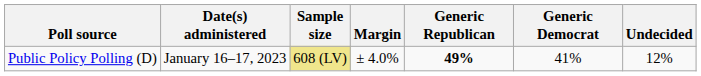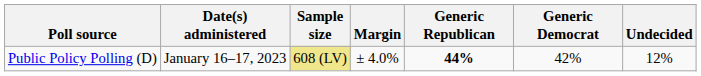(459, 58) 49% -> (459, 58) 44%
(568, 58) 41% -> (568, 58) 42%
